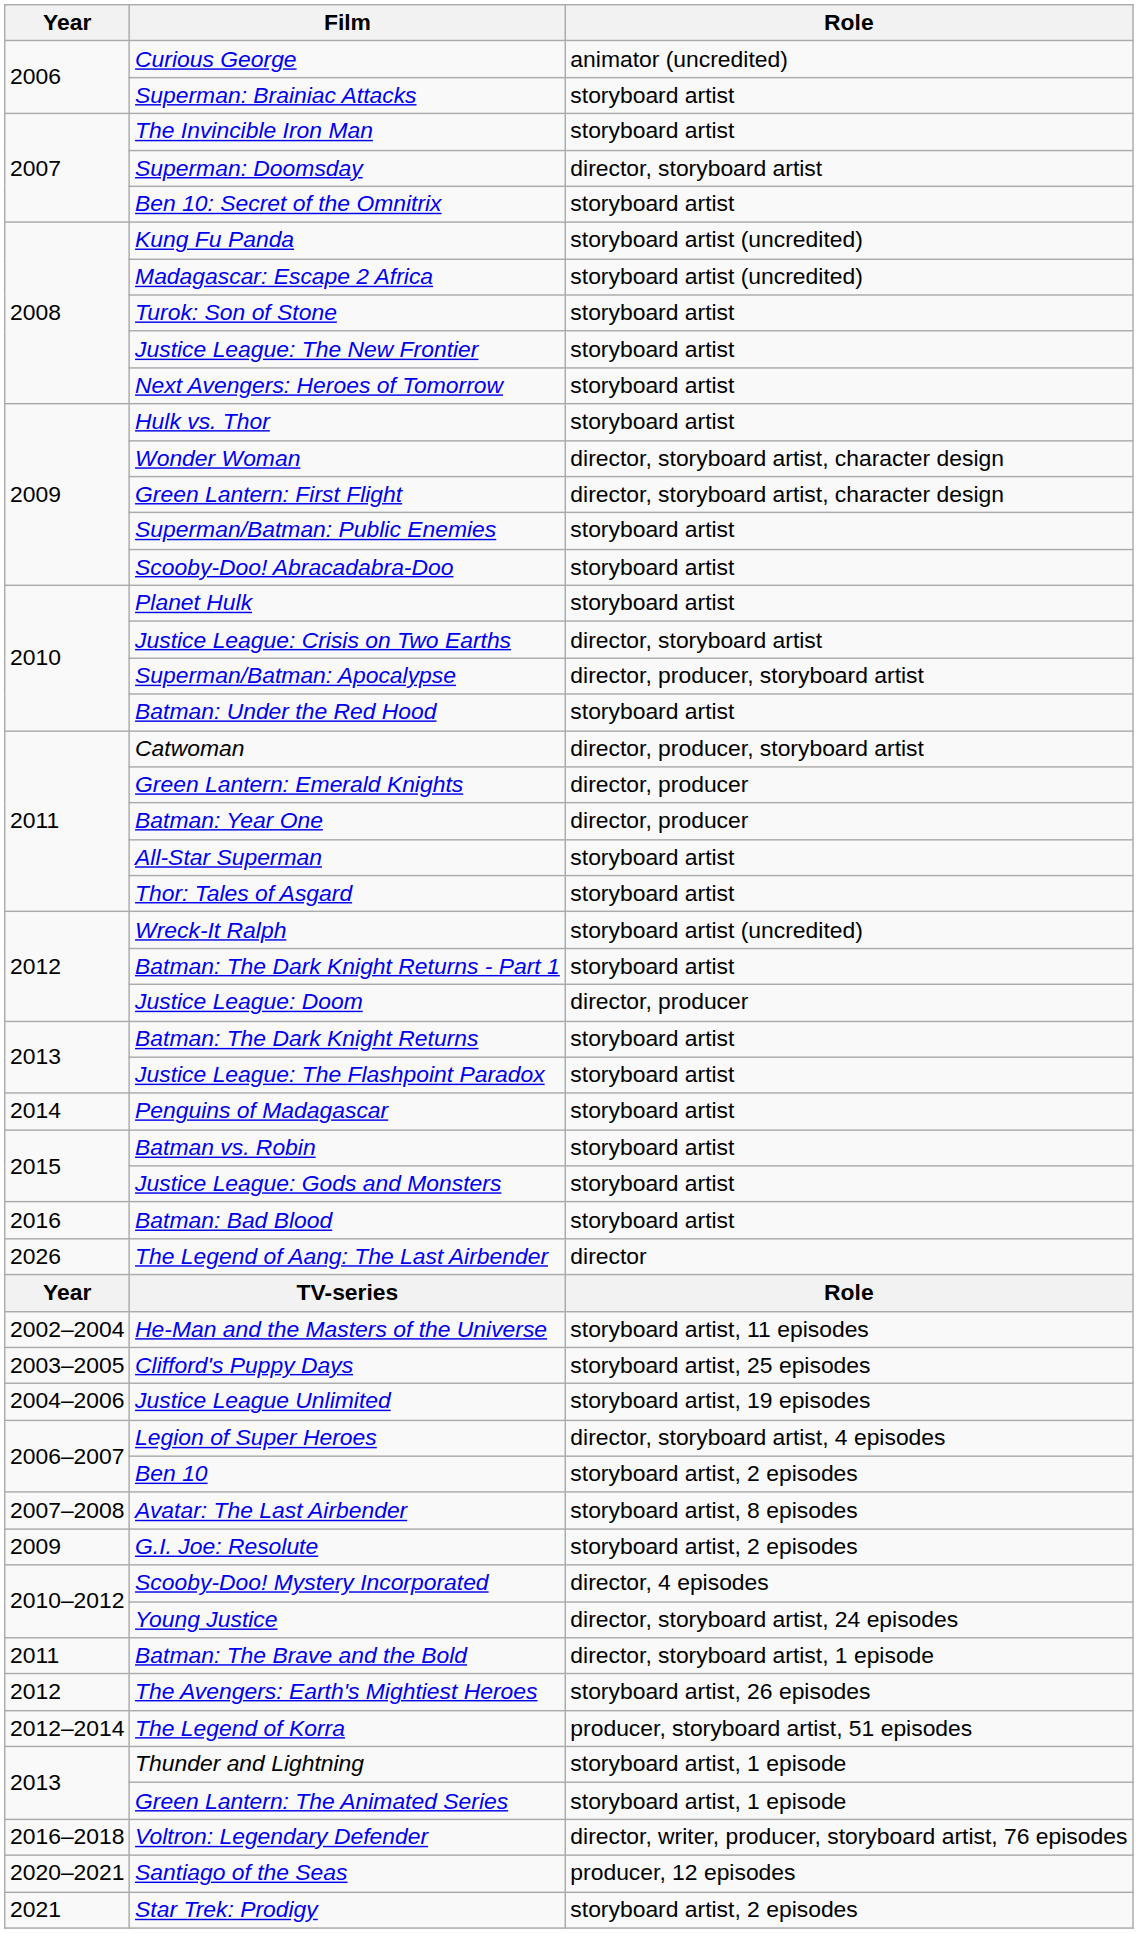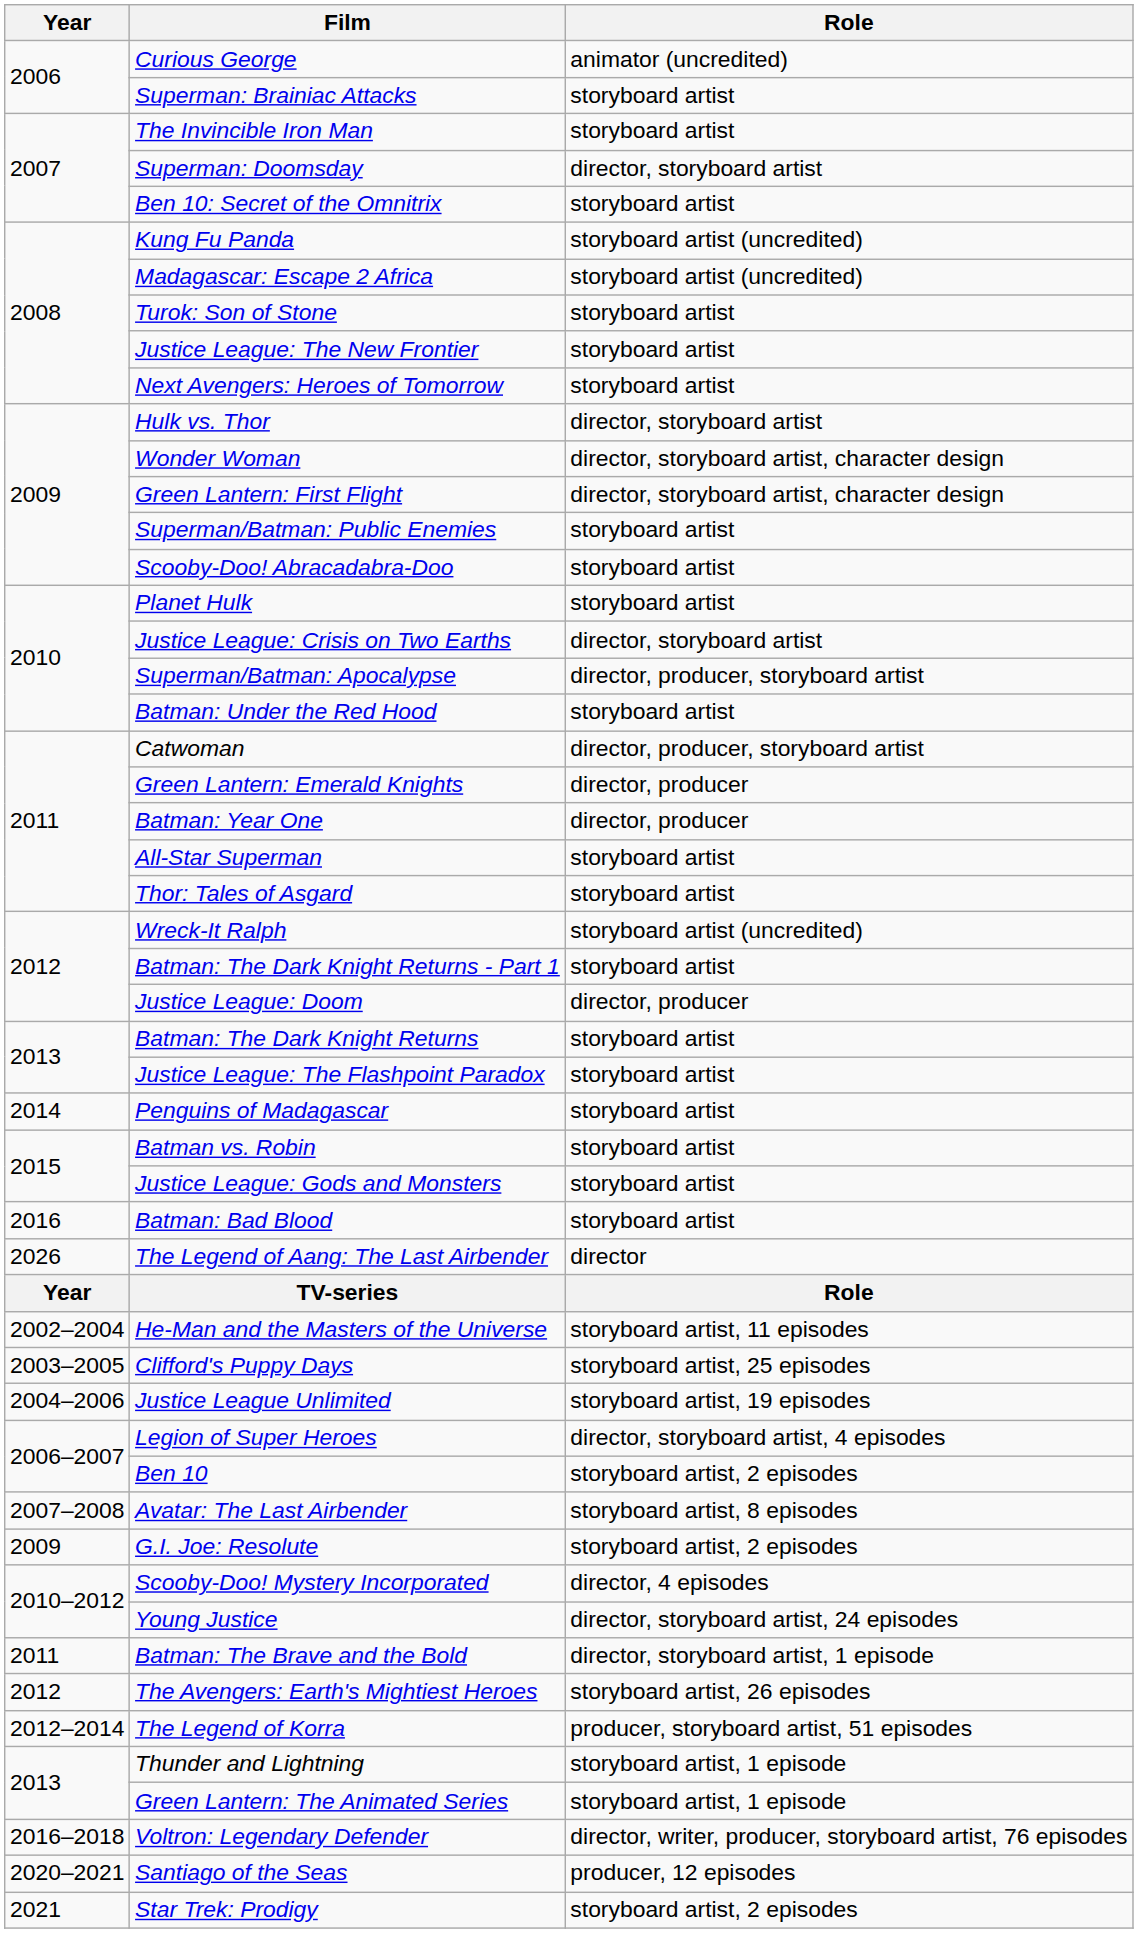(652, 421) storyboard artist -> (696, 421) director, storyboard artist
